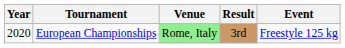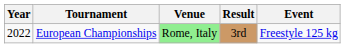(19, 33) 2020 -> (19, 33) 2022
